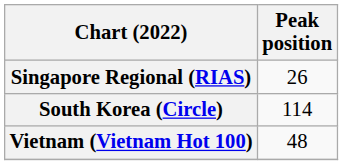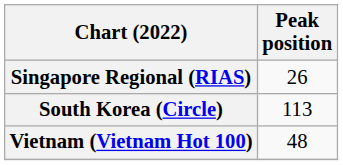(297, 109) 114 -> (297, 109) 113
